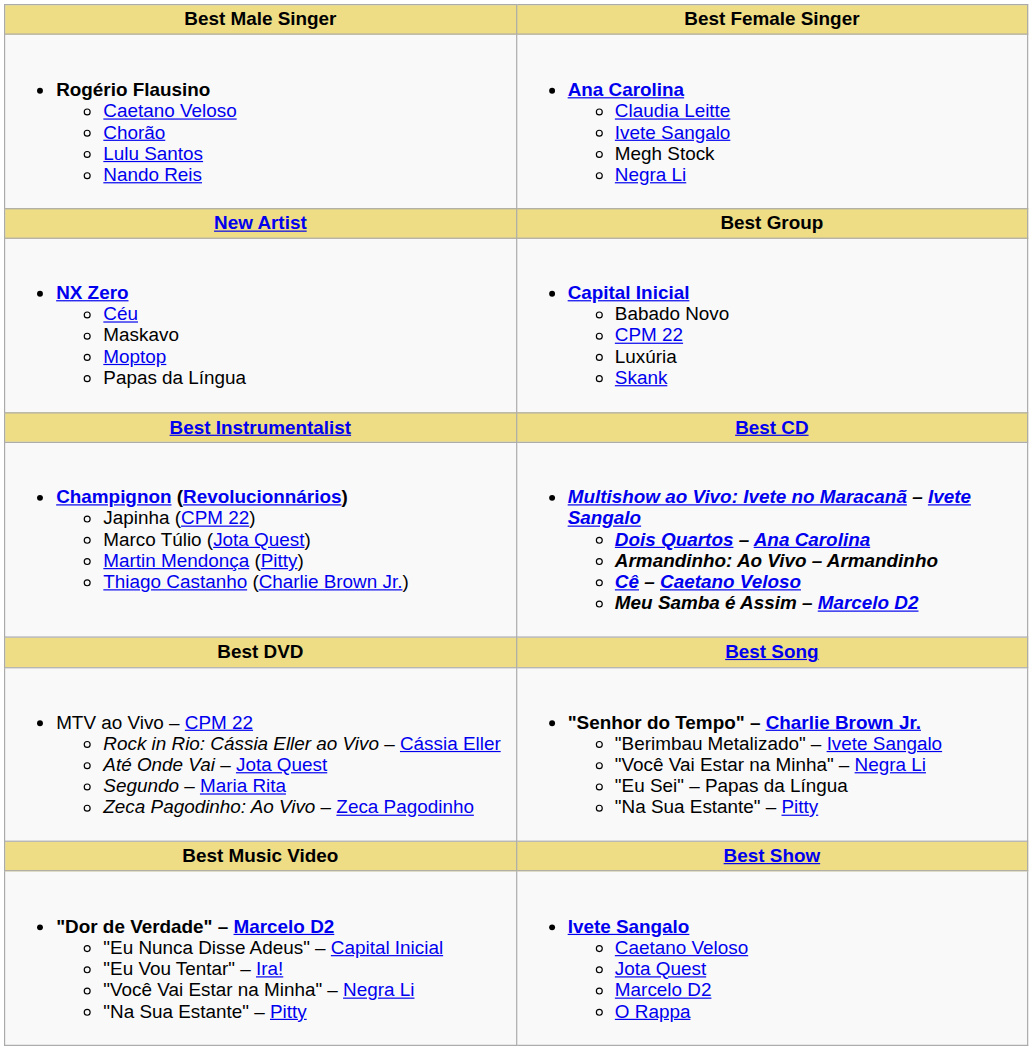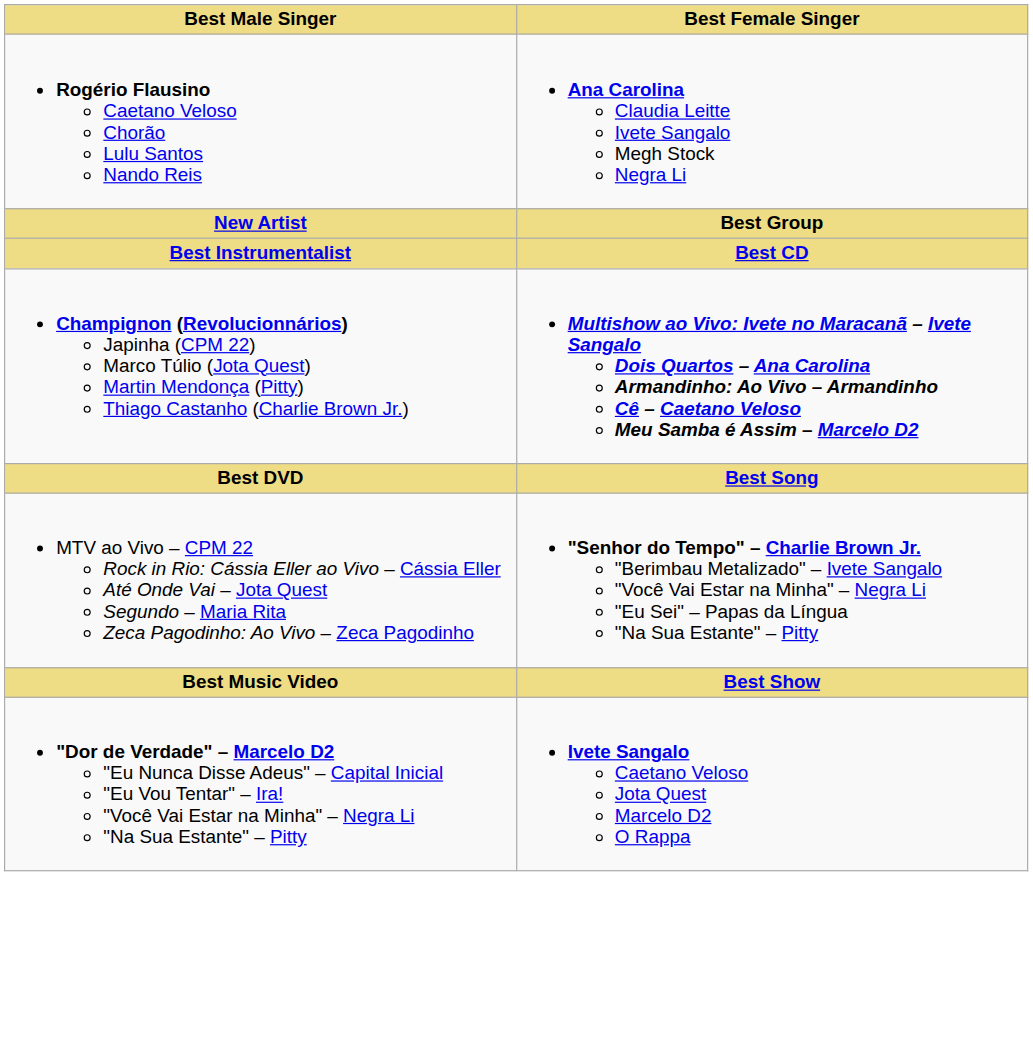- row: (260, 336)
